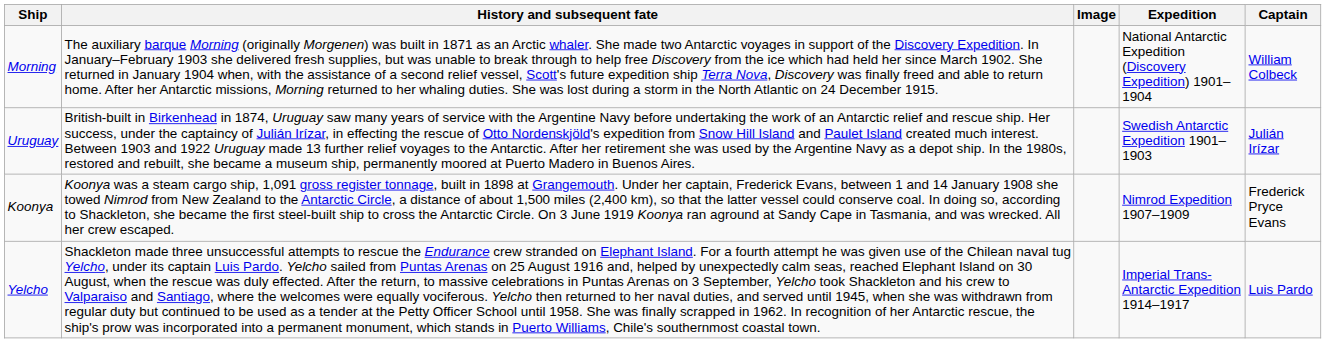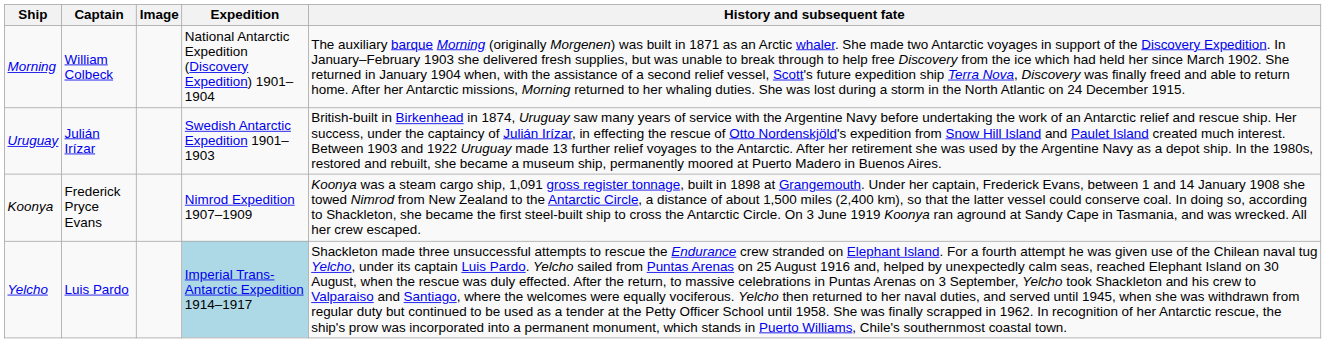columns swapped: (1283, 15) <-> (568, 15)
(1182, 289) no background -> (244, 289) lightblue background
